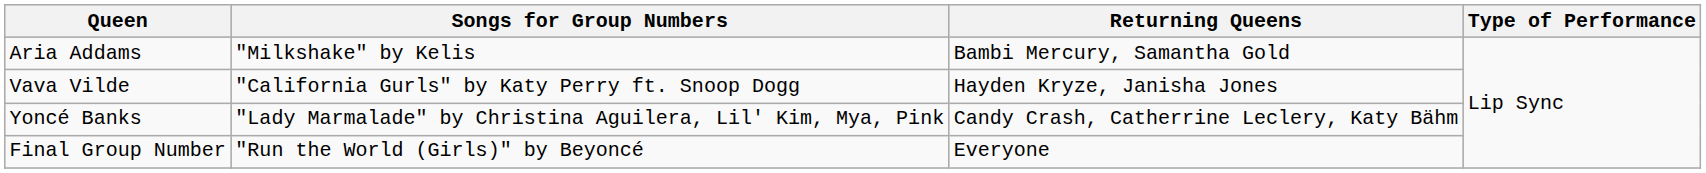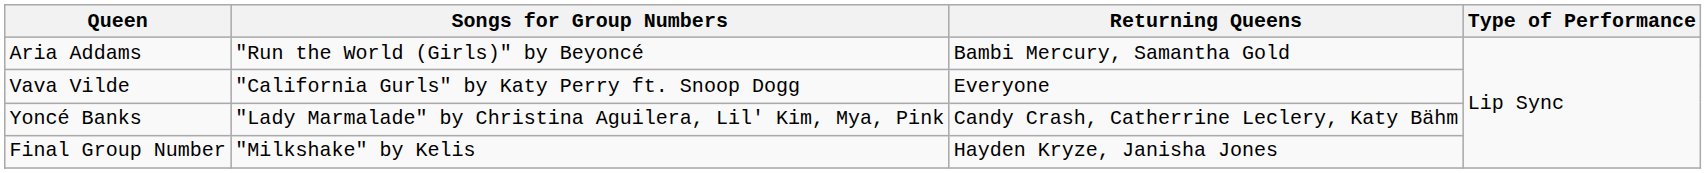(355, 54) "Milkshake" by Kelis -> (440, 54) "Run the World (Girls)" by Beyoncé
(1116, 86) Hayden Kryze, Janisha Jones -> (1002, 86) Everyone
(440, 152) "Run the World (Girls)" by Beyoncé -> (355, 152) "Milkshake" by Kelis
(1002, 152) Everyone -> (1116, 152) Hayden Kryze, Janisha Jones
